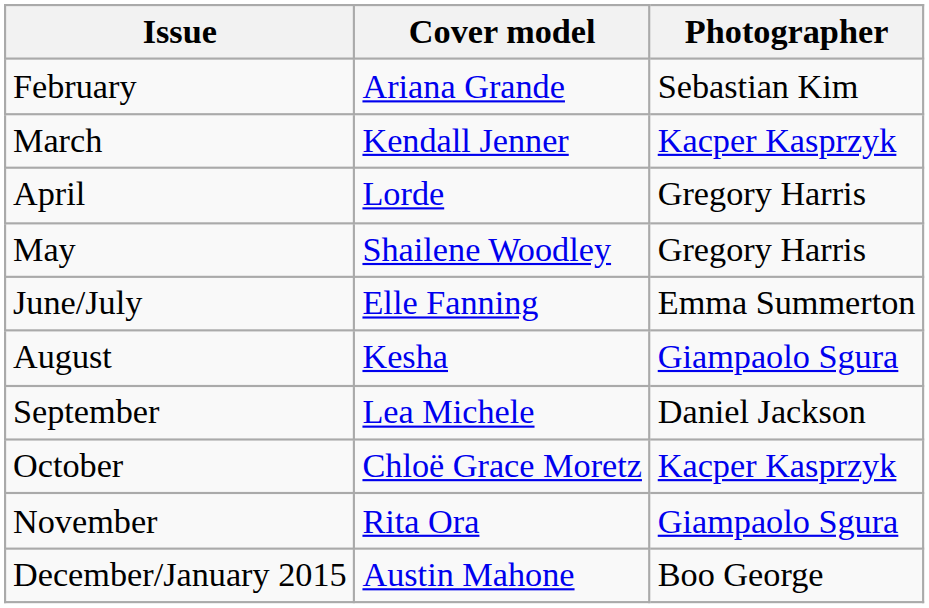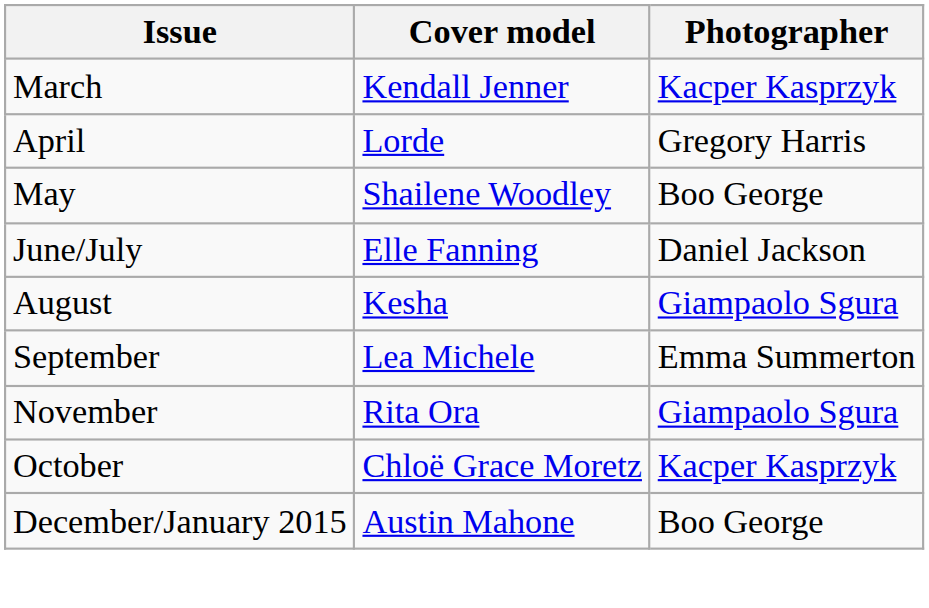- row: (75, 85)
(762, 248) Gregory Harris -> (741, 194) Boo George
(787, 303) Emma Summerton -> (762, 248) Daniel Jackson
(762, 411) Daniel Jackson -> (787, 357) Emma Summerton
rows swapped: (68, 466) <-> (85, 520)
